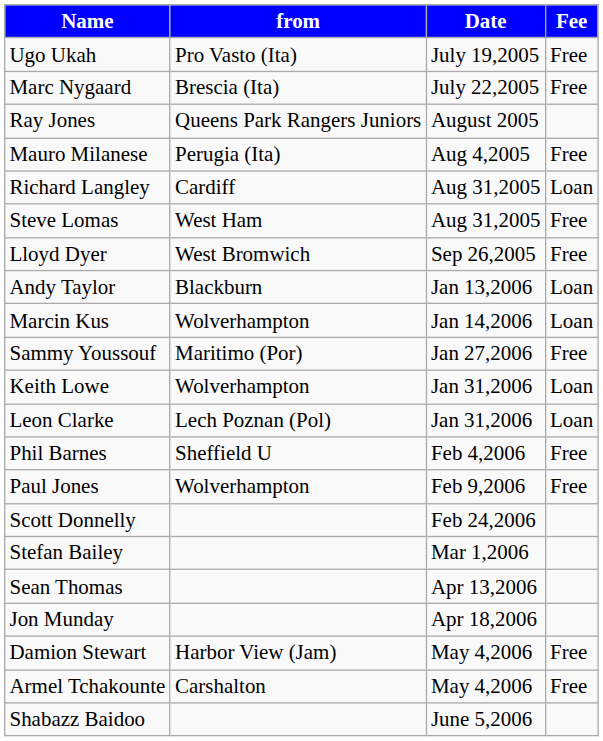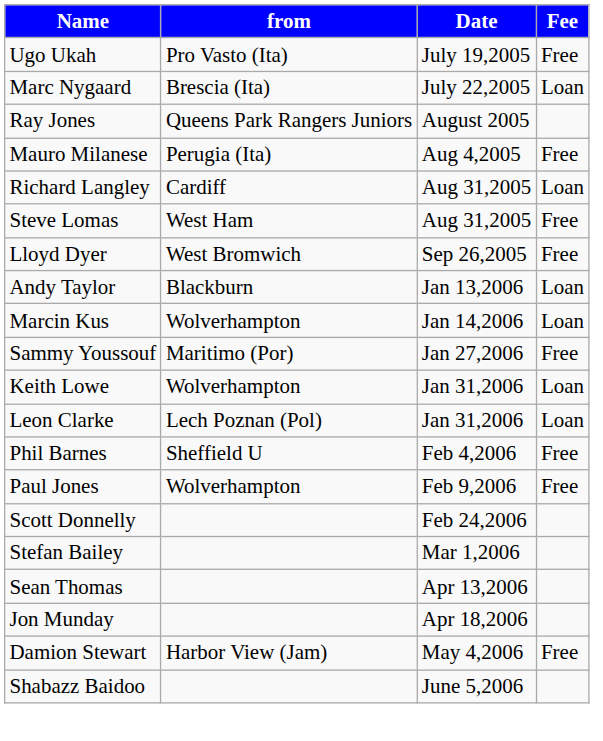(569, 87) Free -> (562, 87) Loan
- row: (87, 685)
